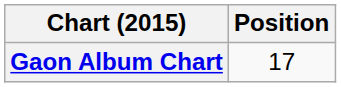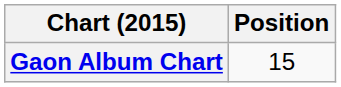(282, 61) 17 -> (282, 61) 15
